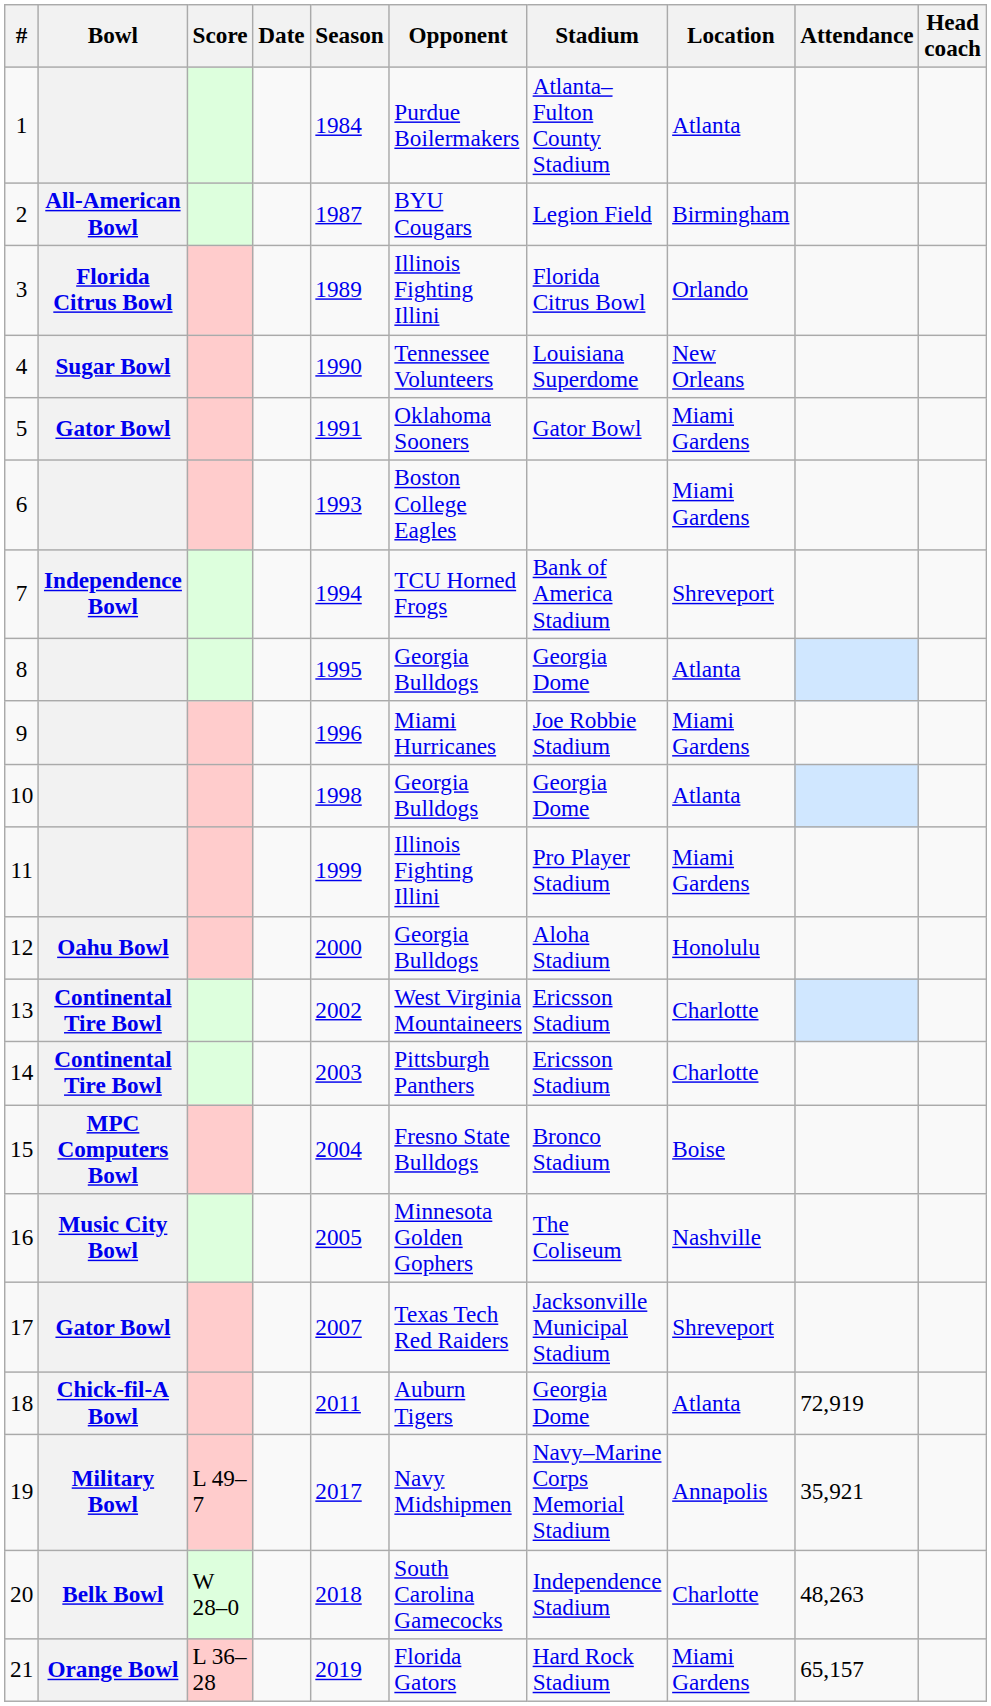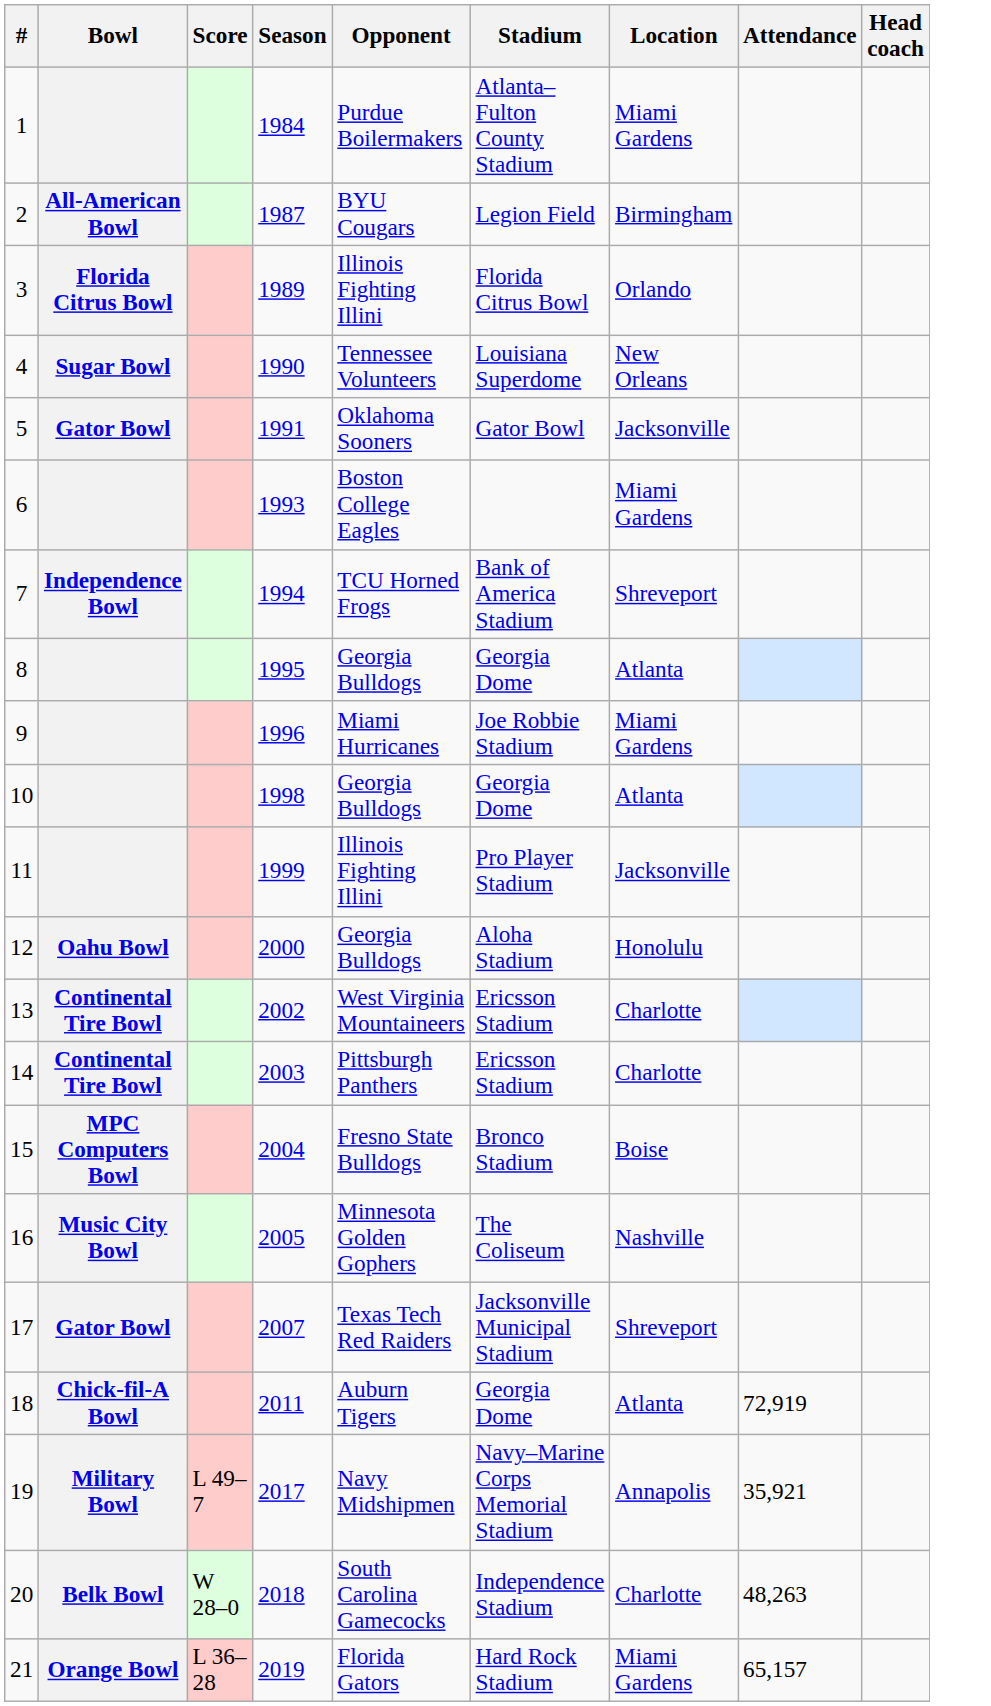- column: (281, 35)
(706, 124) Atlanta -> (654, 124) Miami Gardens
(711, 428) Miami Gardens -> (672, 428) Jacksonville
(711, 871) Miami Gardens -> (672, 871) Jacksonville
